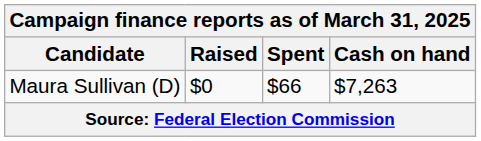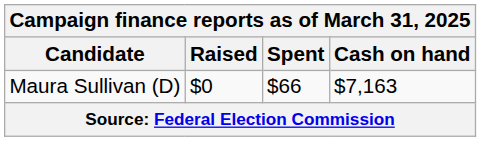(366, 86) $7,263 -> (366, 86) $7,163
